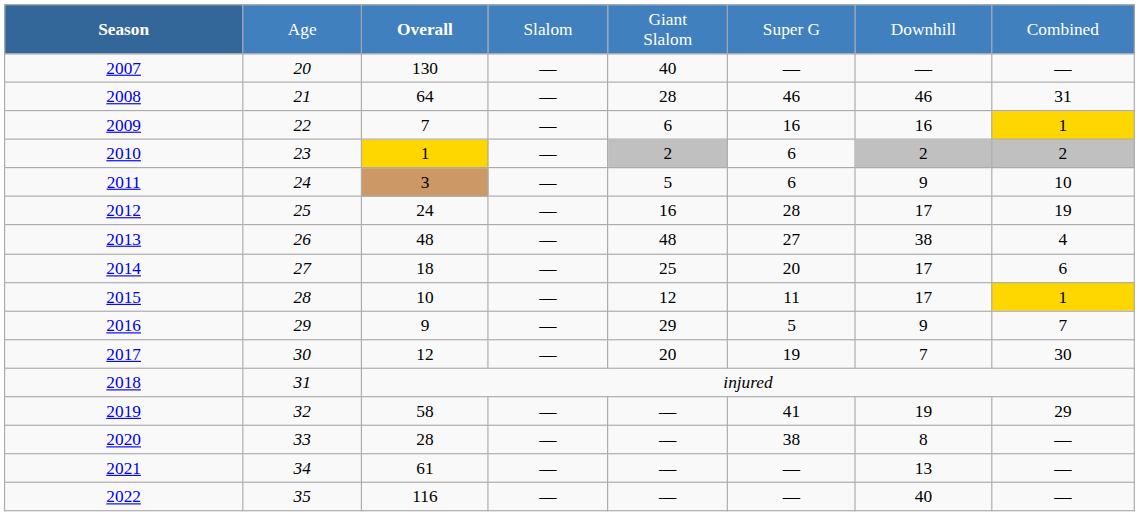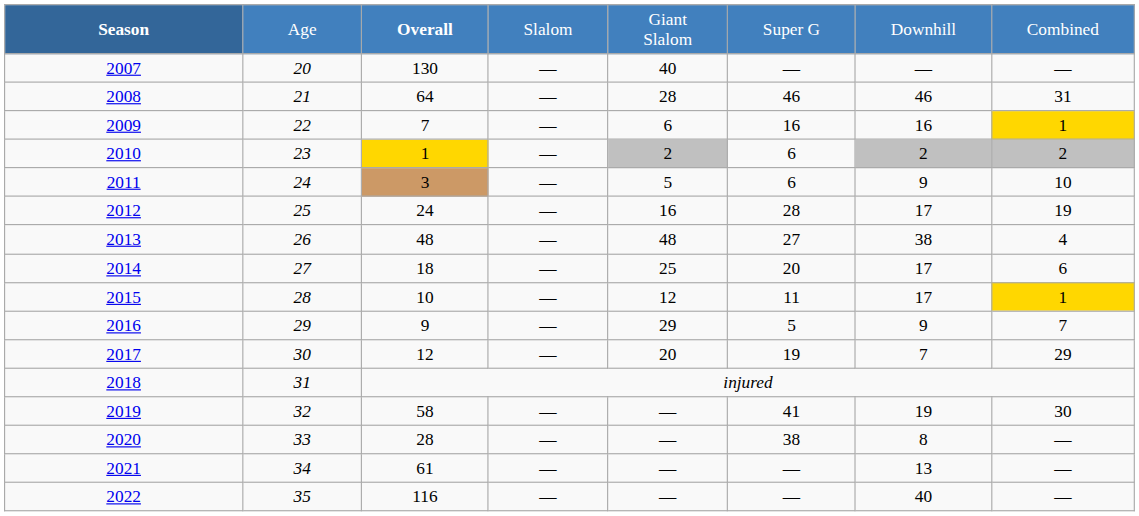(1063, 353) 30 -> (1063, 353) 29
(1063, 410) 29 -> (1063, 410) 30
